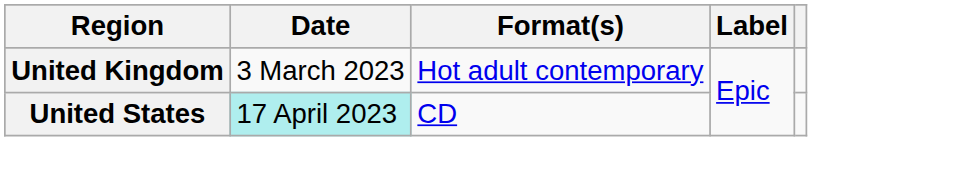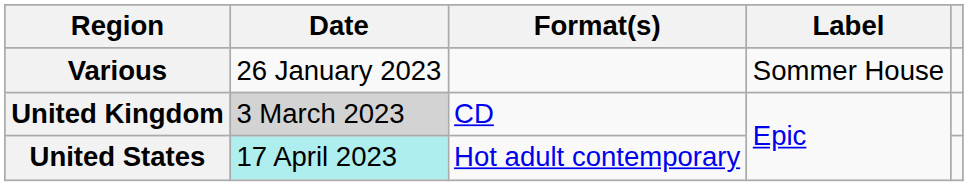+ row: (117, 69)
(321, 69) no background -> (321, 113) lightgrey background
(560, 69) Hot adult contemporary -> (474, 113) CD
(437, 113) CD -> (597, 157) Hot adult contemporary
